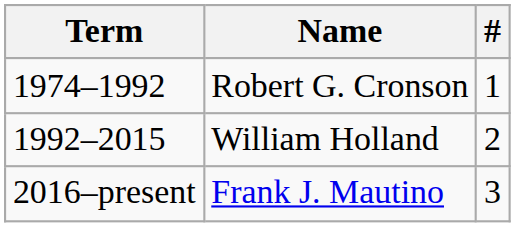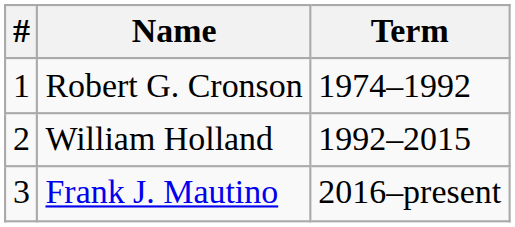columns swapped: (493, 31) <-> (104, 31)
